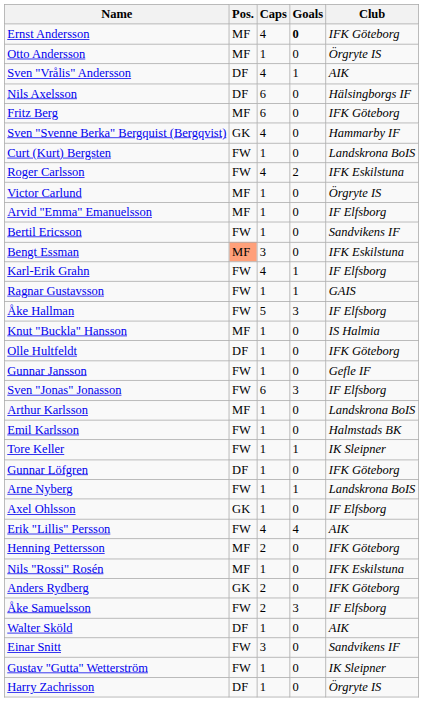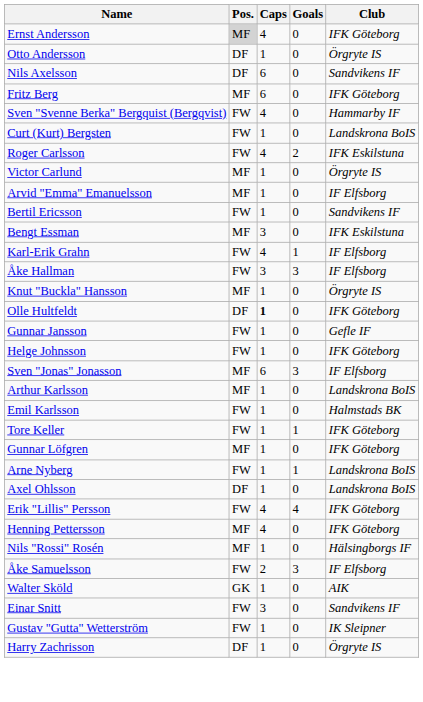(241, 34) no background -> (241, 34) lightgrey background
(296, 34) bold -> (296, 34) normal
(241, 53) MF -> (240, 53) DF
- row: (69, 73)
(370, 93) Hälsingborgs IF -> (364, 73) Sandvikens IF
(241, 133) GK -> (241, 113) FW
(241, 251) lightsalmon background -> (241, 232) no background
- row: (56, 291)
(263, 311) 5 -> (263, 271) 3
(354, 331) IS Halmia -> (355, 291) Örgryte IS
(263, 350) normal -> (263, 311) bold
+ row: (47, 350)
(241, 390) FW -> (241, 370) MF
(357, 449) IK Sleipner -> (364, 430) IFK Göteborg
(240, 469) DF -> (241, 449) MF
(241, 509) GK -> (240, 489) DF
(357, 509) IF Elfsborg -> (372, 489) Landskrona BoIS
(339, 529) AIK -> (364, 509) IFK Göteborg
(263, 548) 2 -> (263, 529) 4
(366, 568) IFK Eskilstuna -> (370, 548) Hälsingborgs IF
- row: (48, 588)
(240, 627) DF -> (241, 588) GK
